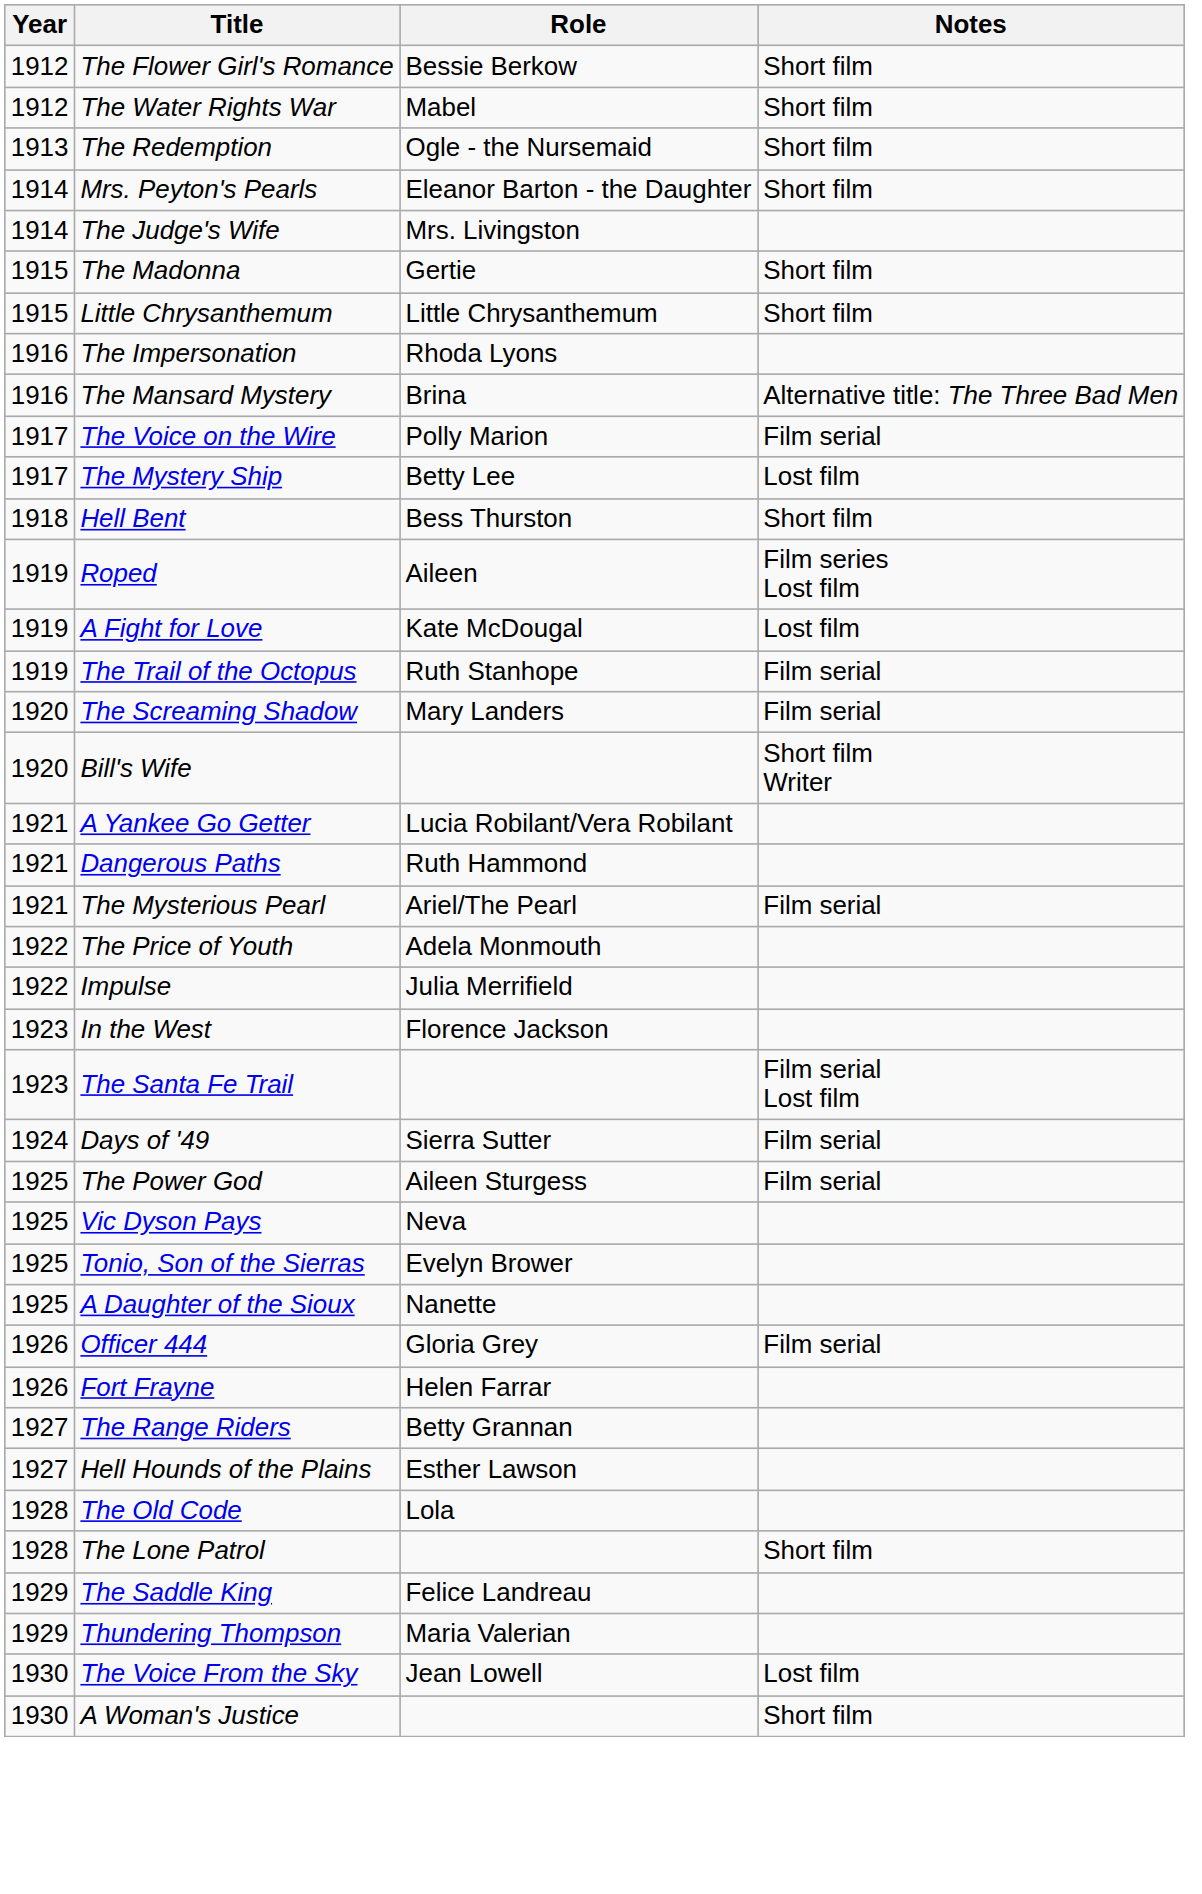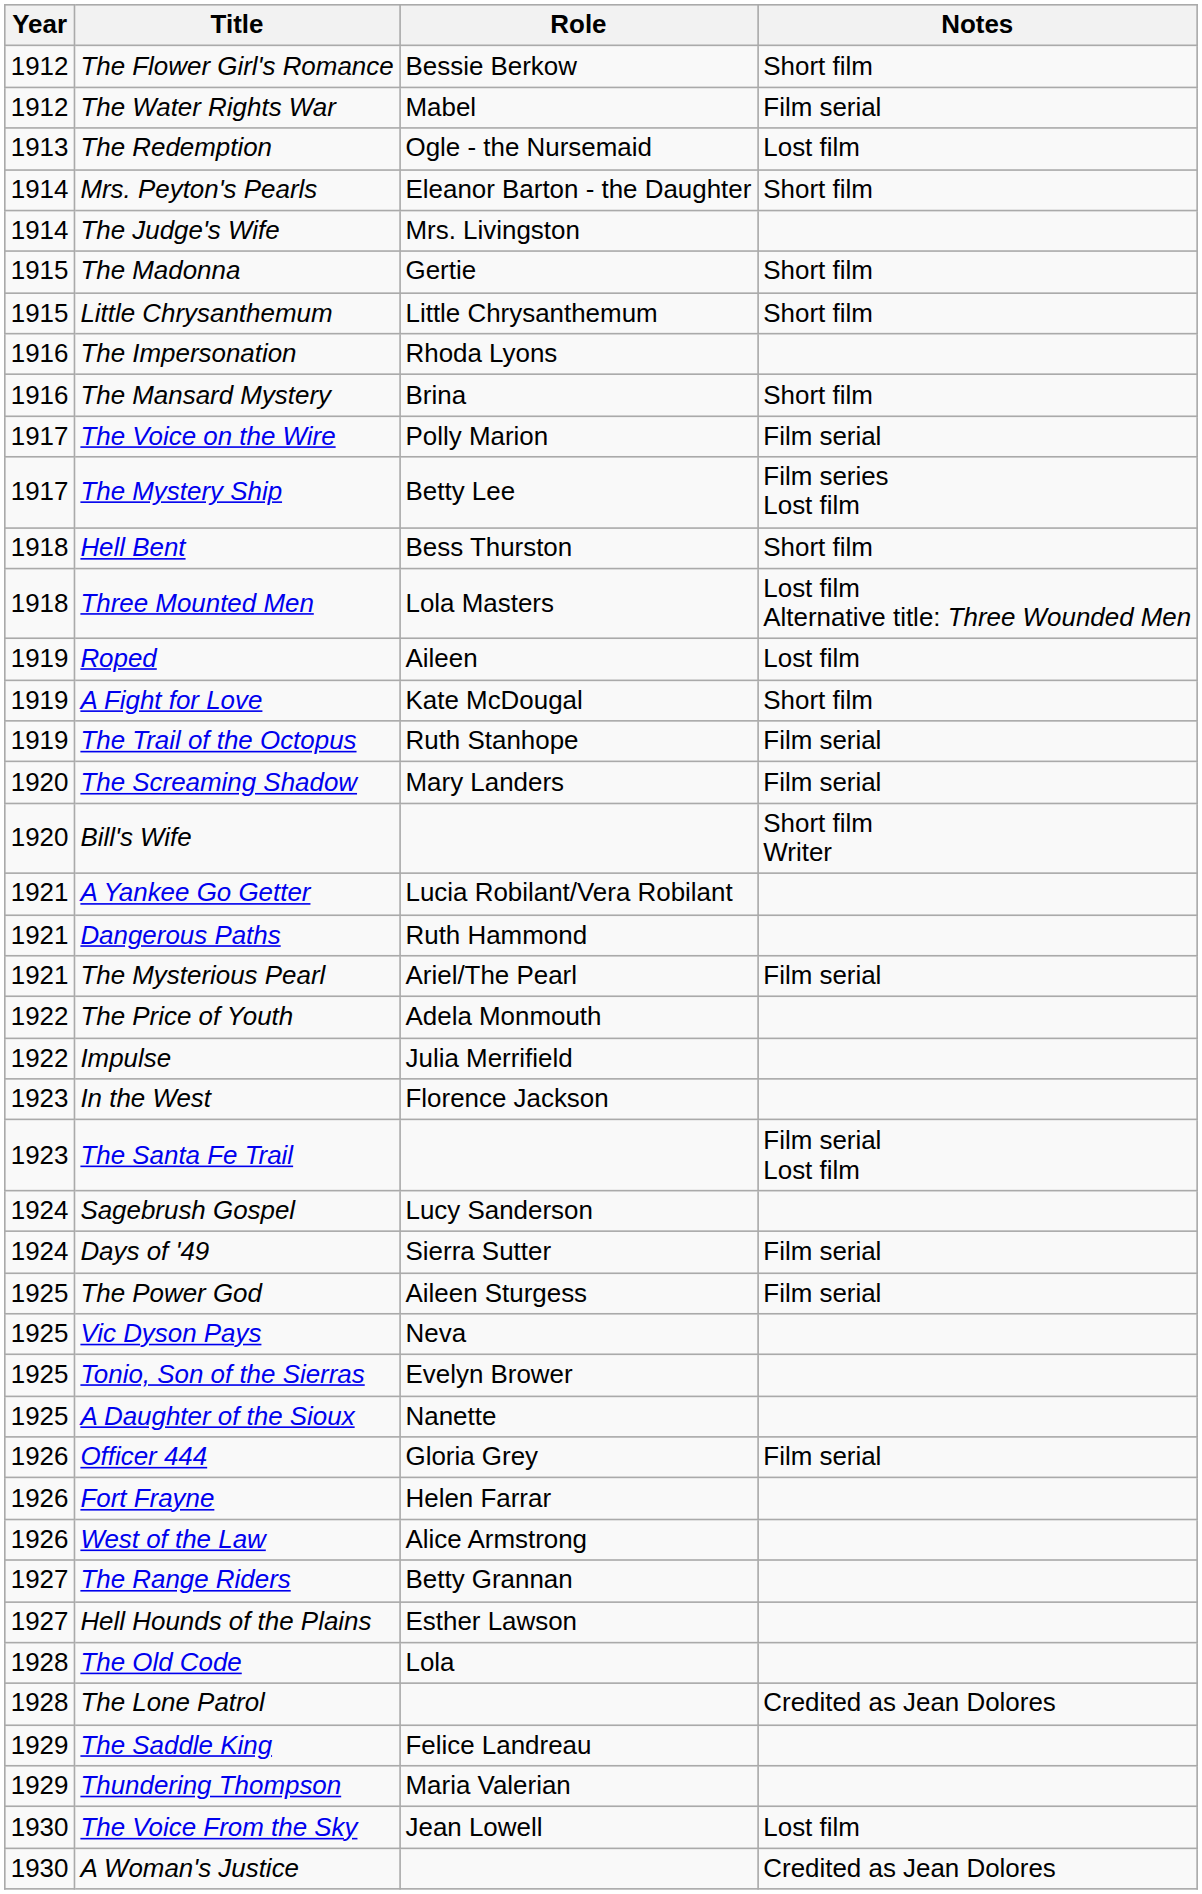(818, 107) Short film -> (822, 107) Film serial
(818, 148) Short film -> (812, 148) Lost film
(971, 395) Alternative title: The Three Bad Men -> (818, 395) Short film
(812, 477) Lost film -> (826, 491) Film series Lost film
+ row: (197, 603)
(826, 574) Film series Lost film -> (812, 658) Lost film
(812, 629) Lost film -> (818, 699) Short film
+ row: (188, 1210)
+ row: (173, 1539)
(818, 1551) Short film -> (910, 1703) Credited as Jean Dolores
(818, 1715) Short film -> (910, 1868) Credited as Jean Dolores
